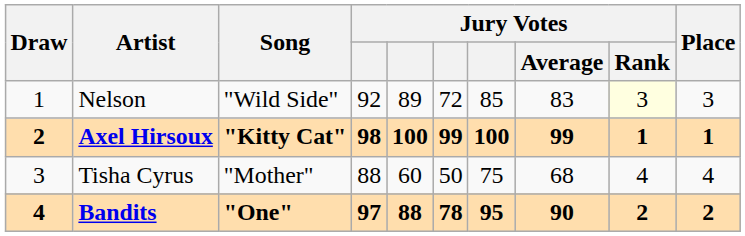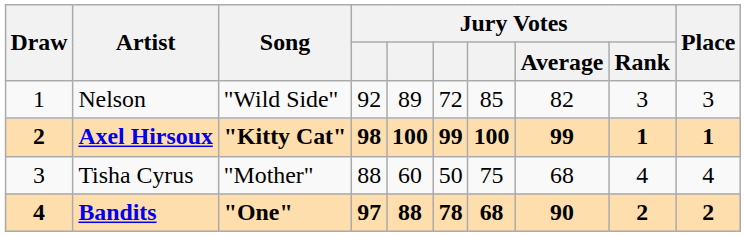(562, 99) 83 -> (562, 99) 82
(642, 99) lightyellow background -> (642, 99) no background
(492, 212) 95 -> (492, 212) 68
